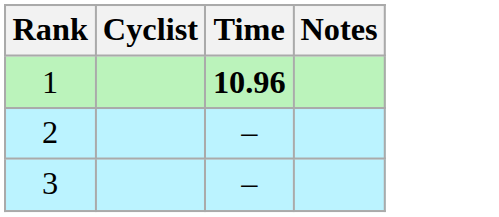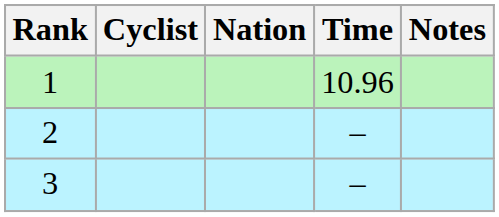+ column: (260, 30)
(249, 81) bold -> (358, 81) normal
